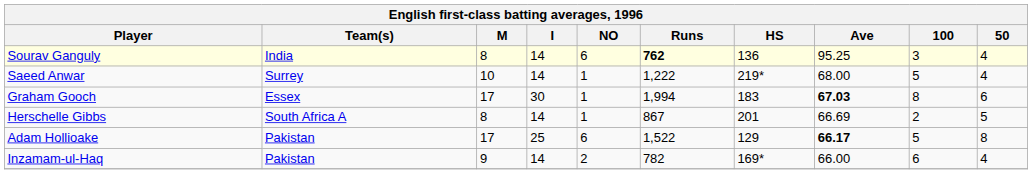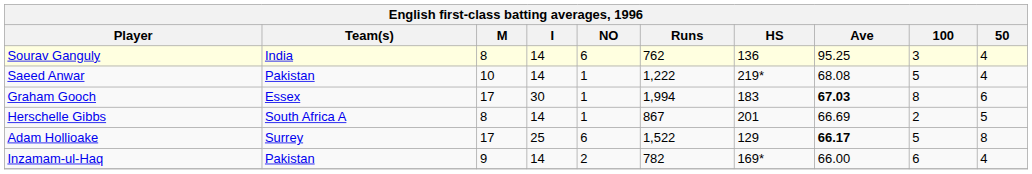(654, 55) bold -> (654, 55) normal
(284, 76) Surrey -> (290, 76) Pakistan
(834, 76) 68.00 -> (834, 76) 68.08
(290, 138) Pakistan -> (284, 138) Surrey
